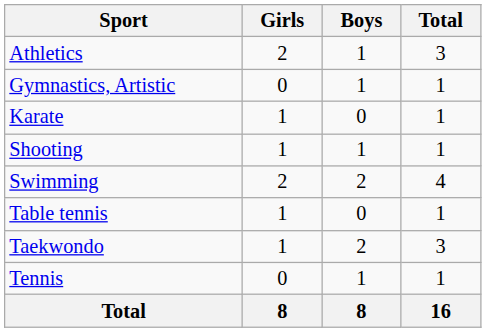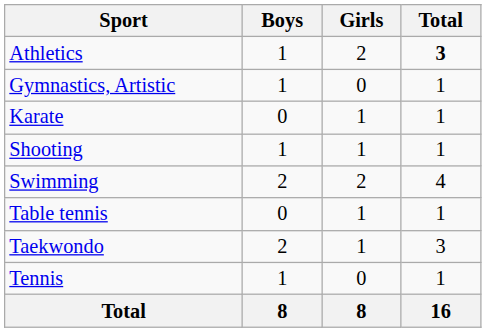columns swapped: (361, 20) <-> (282, 20)
(441, 52) normal -> (441, 52) bold
